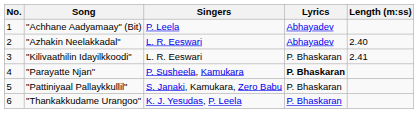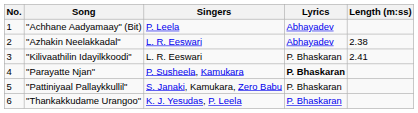(358, 42) 2.40 -> (358, 42) 2.38
